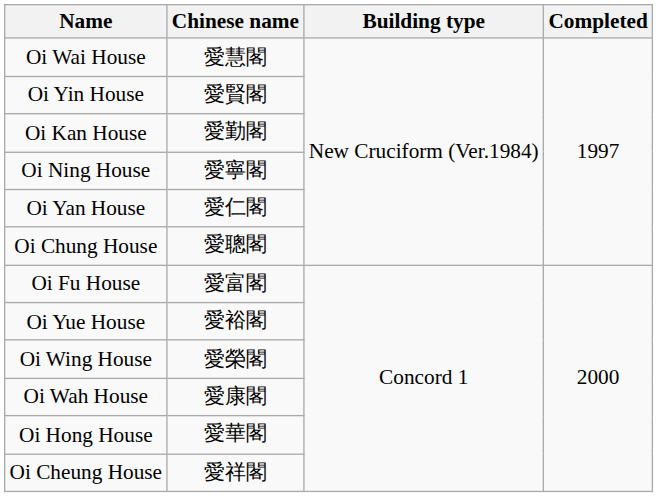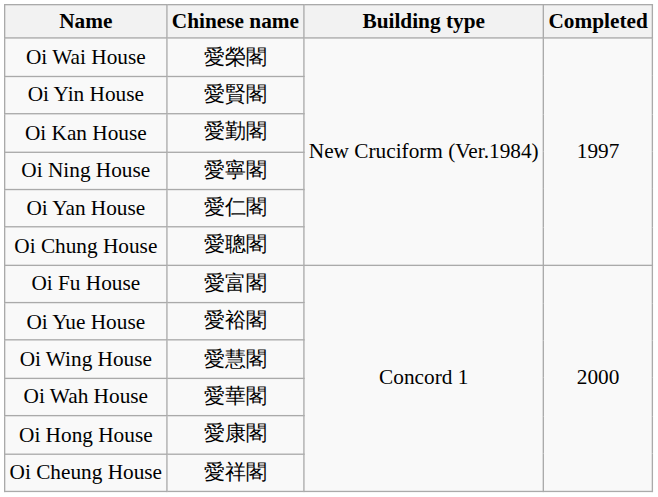(235, 56) 愛慧閣 -> (235, 56) 愛榮閣
(235, 358) 愛榮閣 -> (235, 358) 愛慧閣
(235, 396) 愛康閣 -> (235, 396) 愛華閣
(235, 433) 愛華閣 -> (235, 433) 愛康閣
